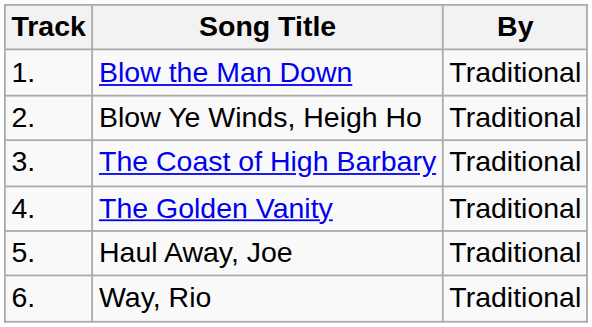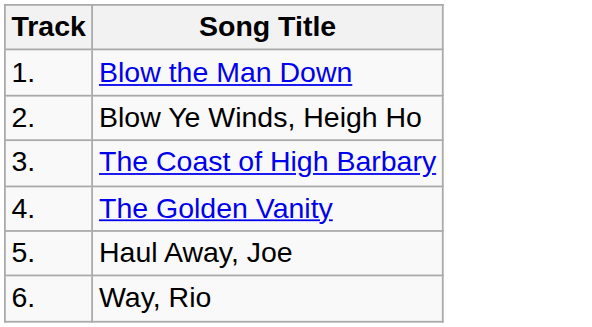- column: (515, 27)
